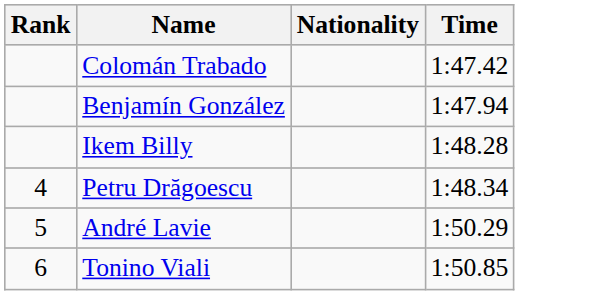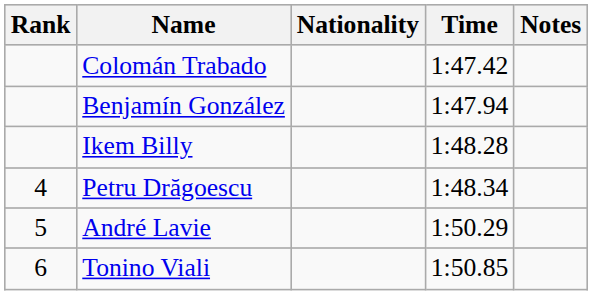+ column: (551, 24)
